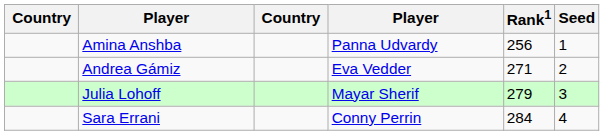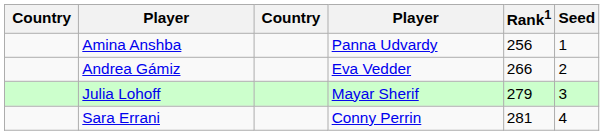(520, 69) 271 -> (520, 69) 266
(520, 118) 284 -> (520, 118) 281
